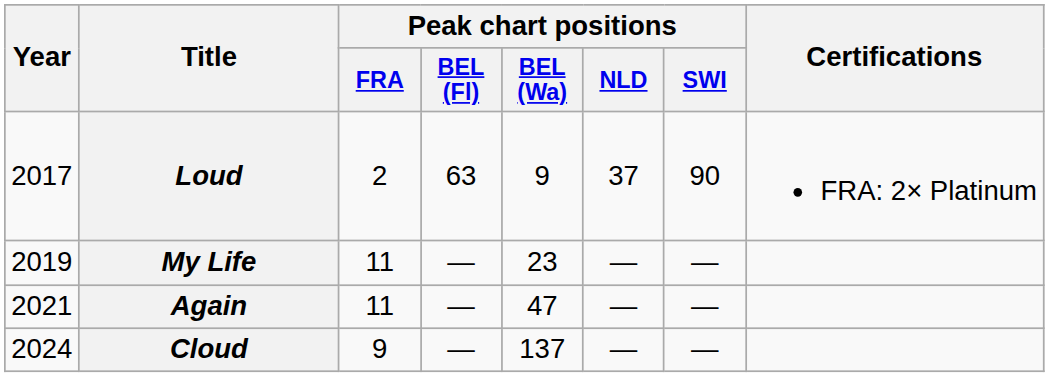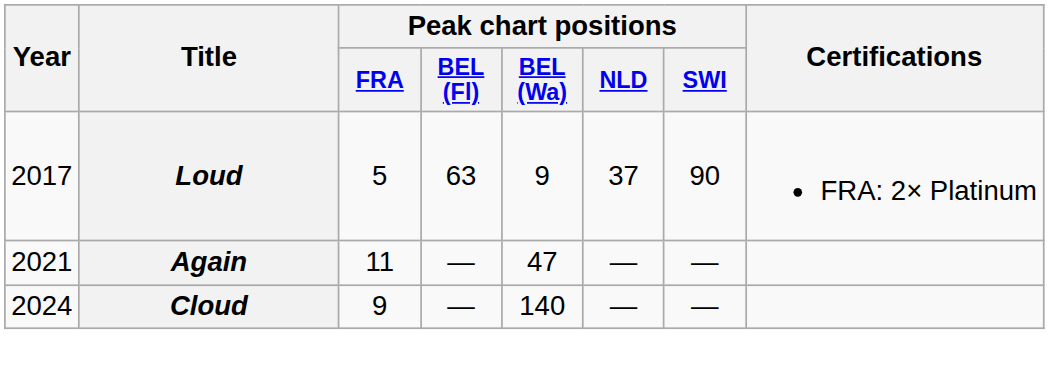(380, 175) 2 -> (380, 175) 5
- row: (209, 262)
(542, 349) 137 -> (542, 305) 140
